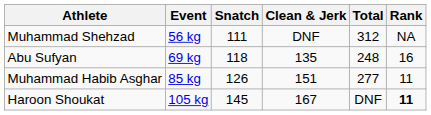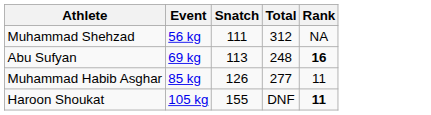- column: (306, 15)
(237, 58) 118 -> (237, 58) 113
(406, 58) normal -> (319, 58) bold
(237, 100) 145 -> (237, 100) 155
